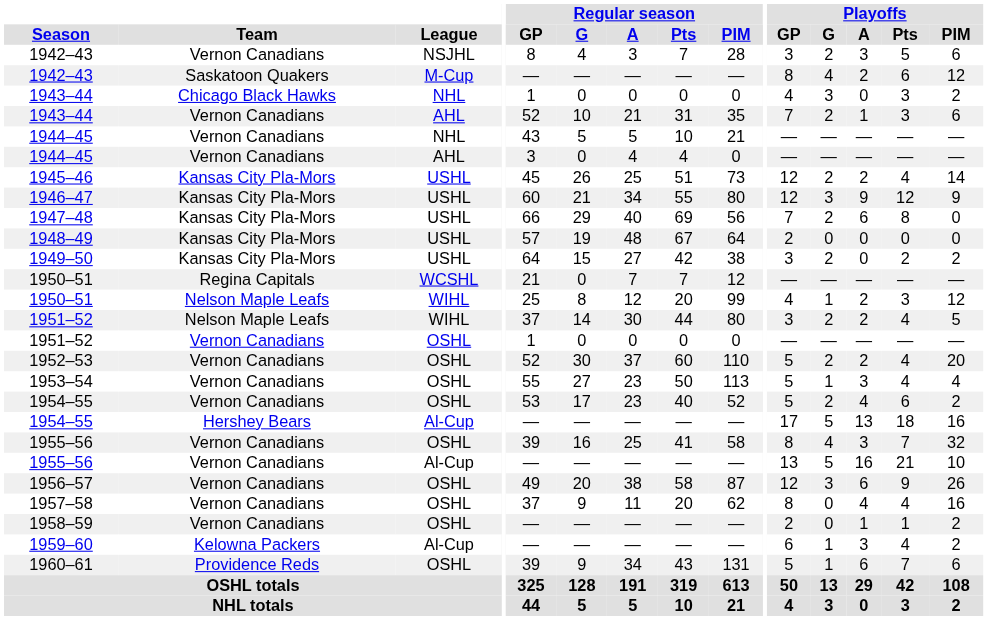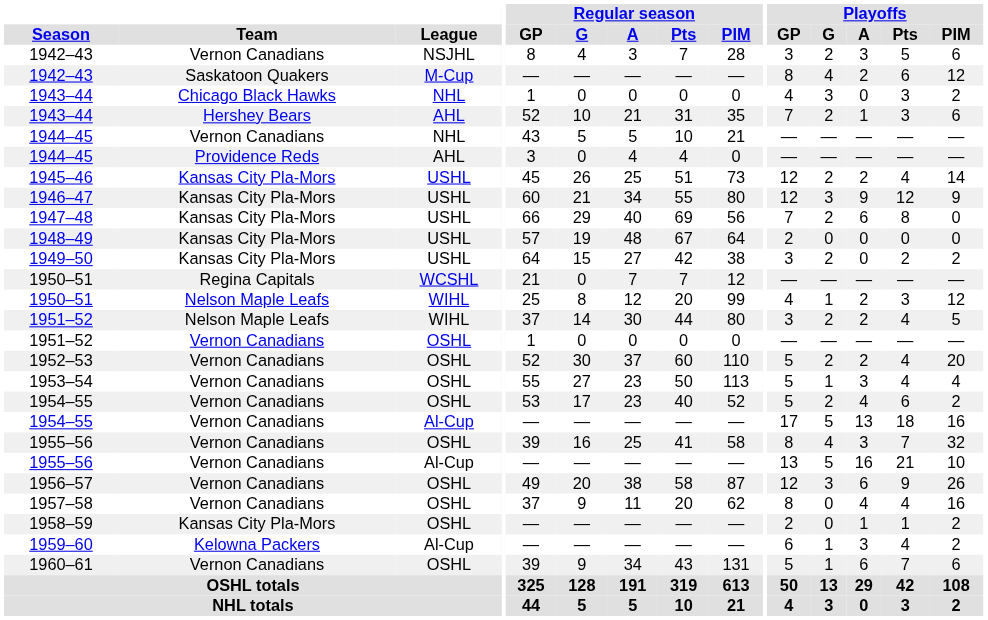(257, 116) Vernon Canadians -> (257, 116) Hershey Bears
(257, 156) Vernon Canadians -> (257, 156) Providence Reds
(257, 422) Hershey Bears -> (257, 422) Vernon Canadians
(257, 524) Vernon Canadians -> (257, 524) Kansas City Pla-Mors
(257, 564) Providence Reds -> (257, 564) Vernon Canadians
